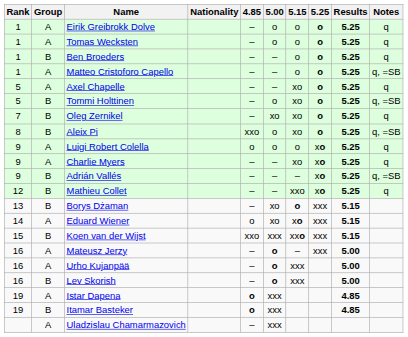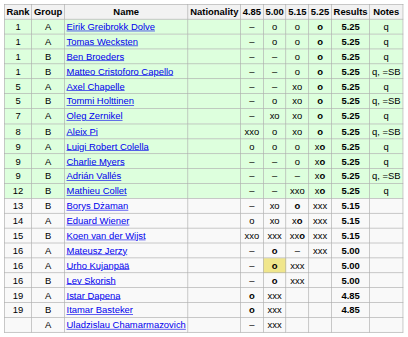(48, 72) A -> (48, 72) B
(48, 116) B -> (48, 116) A
(297, 161) xo -> (297, 161) o
(275, 266) no background -> (275, 266) khaki background
